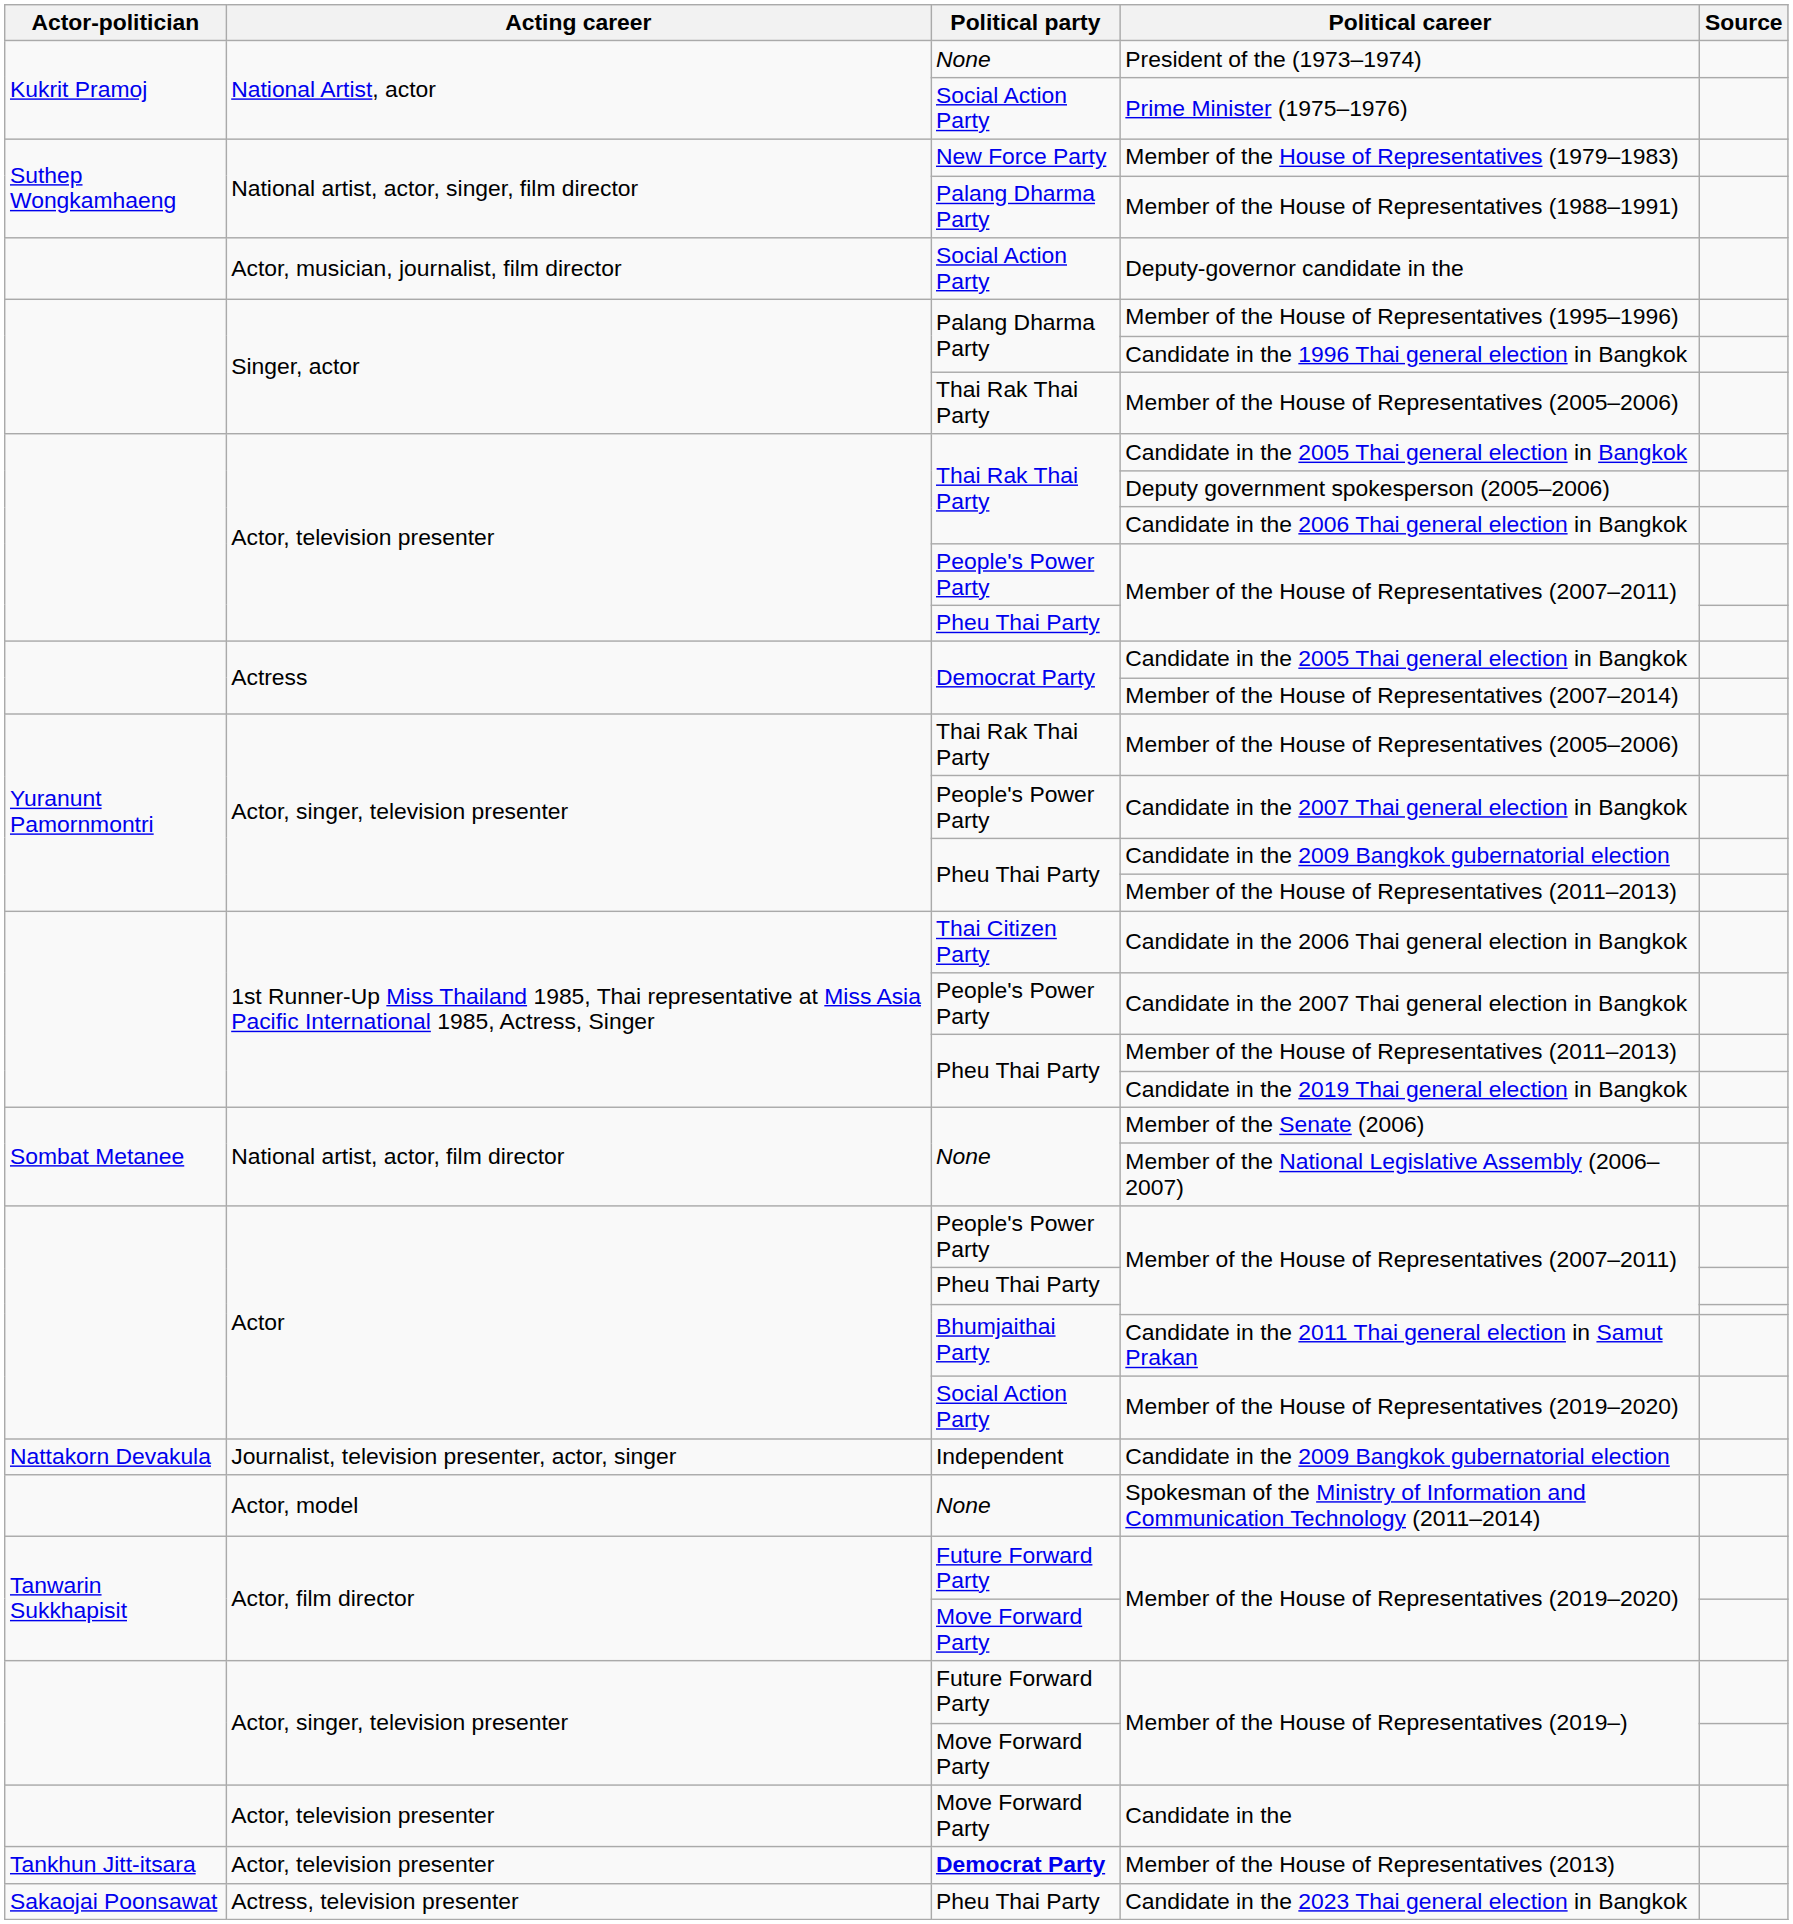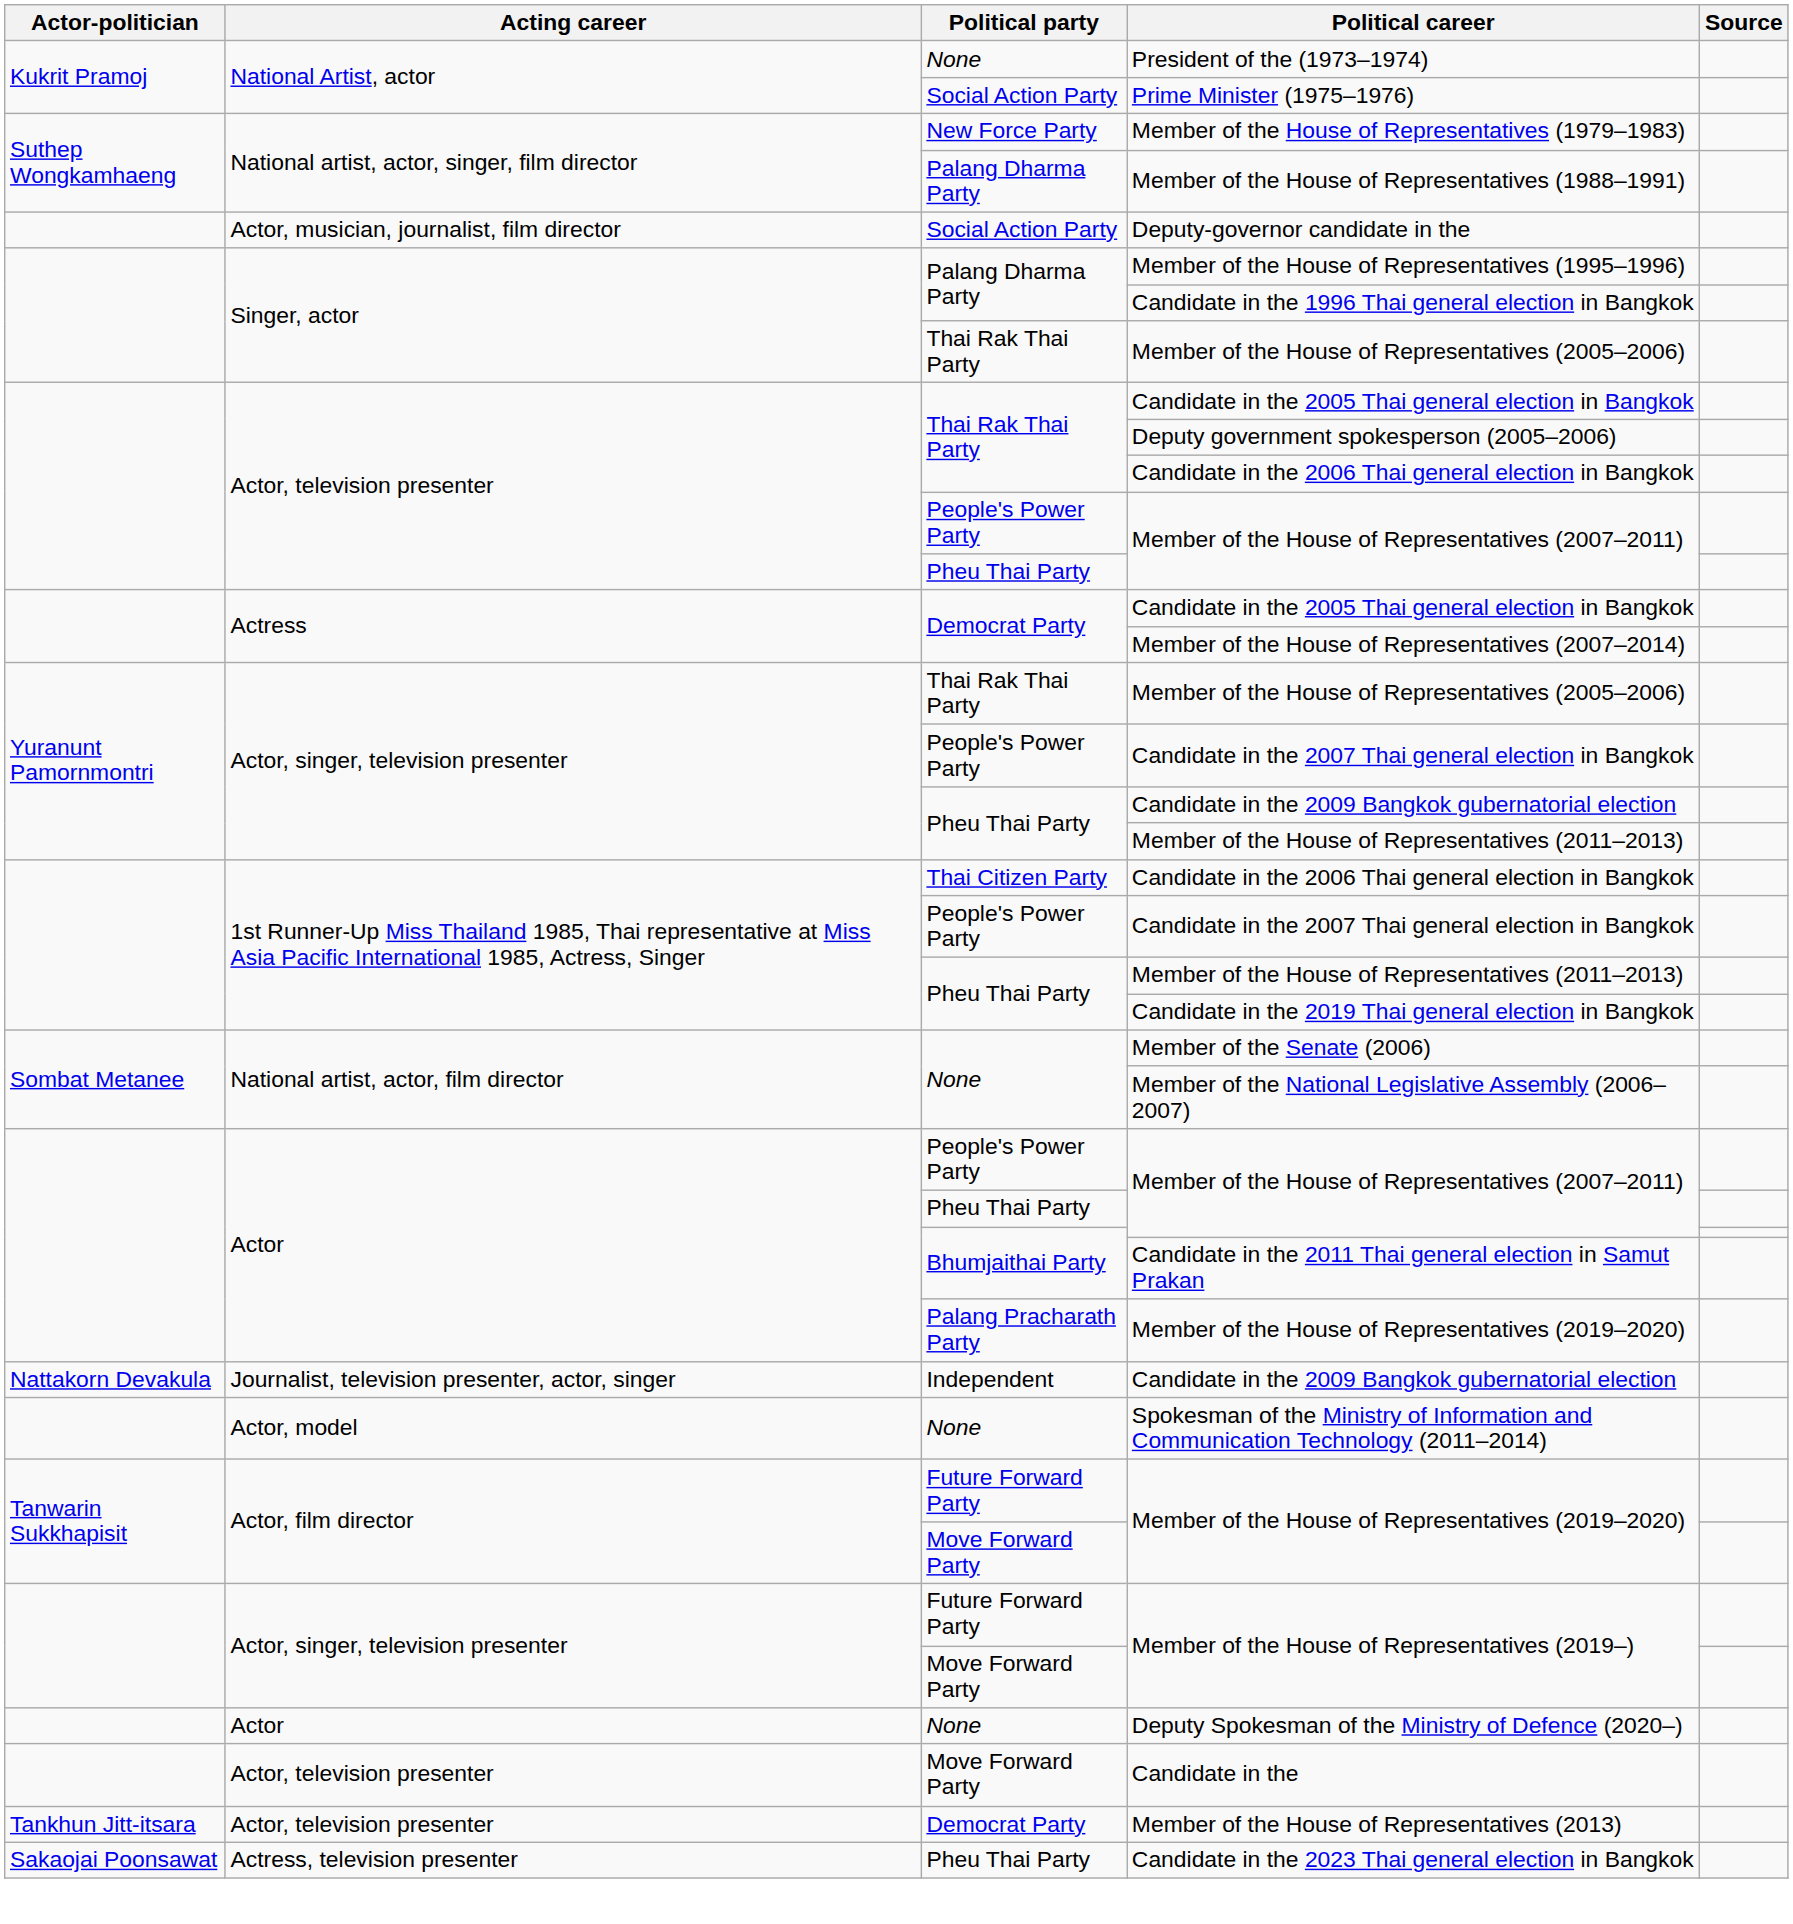(1002, 1407) Social Action Party -> (1021, 1330) Palang Pracharath Party
+ row: (257, 1725)
(1021, 1864) bold -> (1006, 1823) normal
